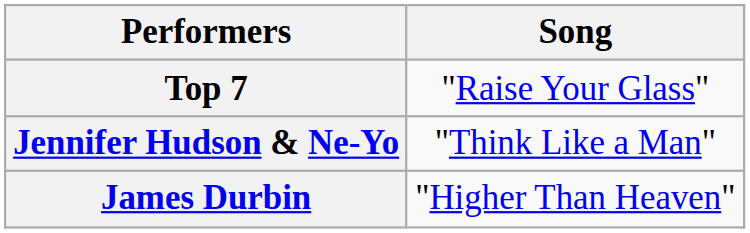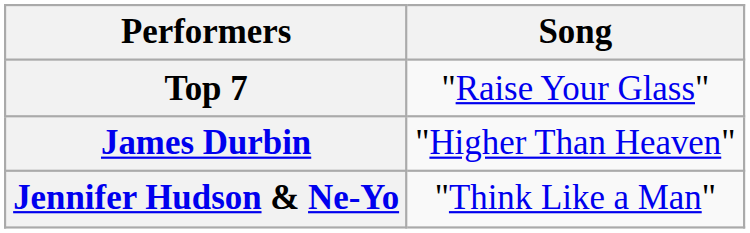rows swapped: (206, 198) <-> (206, 142)
